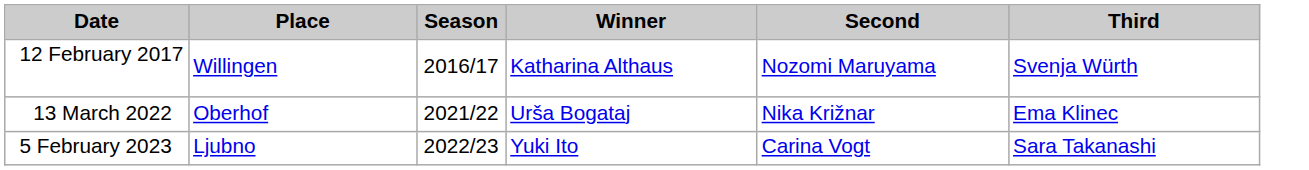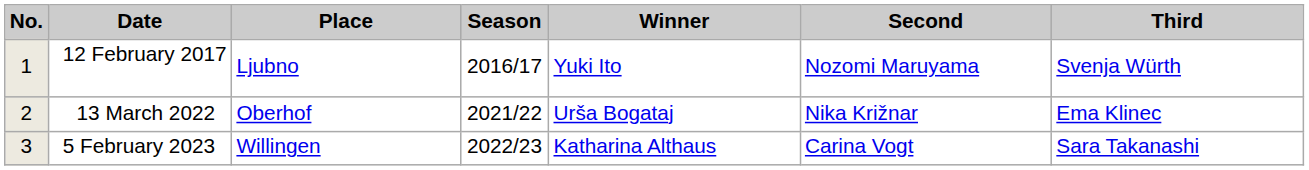+ column: (26, 21)
(235, 67) Willingen -> (268, 67) Ljubno
(592, 67) Katharina Althaus -> (588, 67) Yuki Ito
(224, 147) Ljubno -> (279, 147) Willingen
(544, 147) Yuki Ito -> (635, 147) Katharina Althaus
